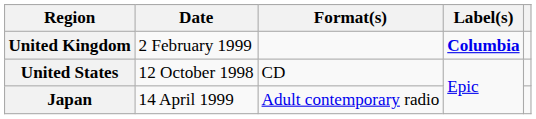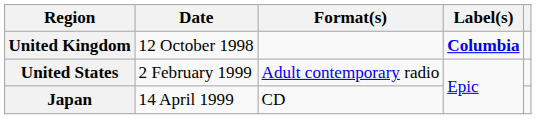(195, 45) 2 February 1999 -> (196, 45) 12 October 1998
(196, 72) 12 October 1998 -> (195, 72) 2 February 1999
(273, 72) CD -> (350, 72) Adult contemporary radio
(350, 99) Adult contemporary radio -> (273, 99) CD
